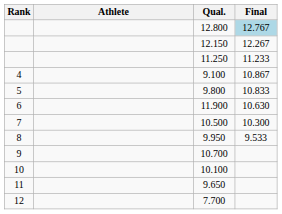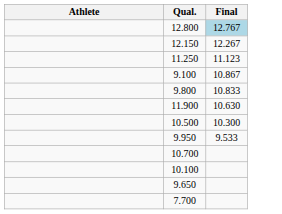- column: (19, 12)
(256, 59) 11.233 -> (227, 59) 11.123
